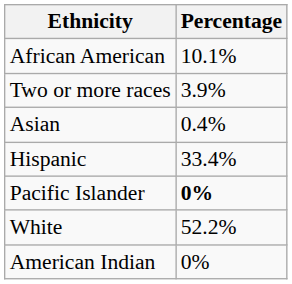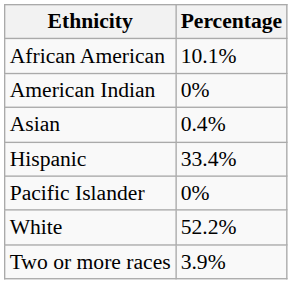rows swapped: (83, 261) <-> (90, 90)
(197, 192) bold -> (195, 192) normal
